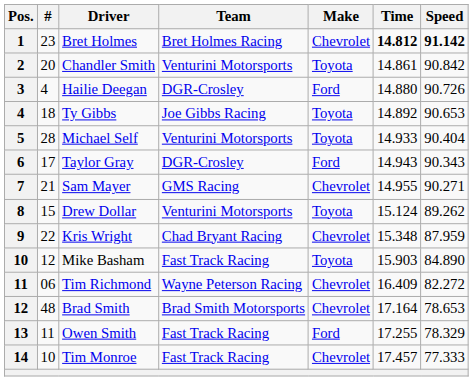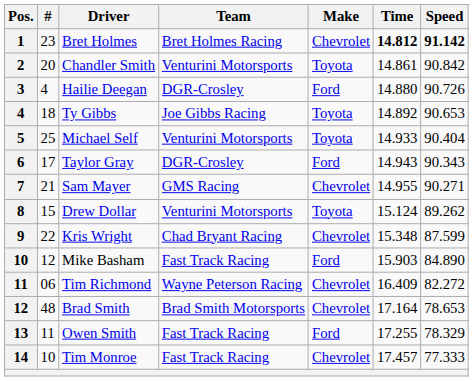(48, 138) 28 -> (48, 138) 25
(445, 235) 87.959 -> (445, 235) 87.599
(332, 259) Toyota -> (326, 259) Ford
